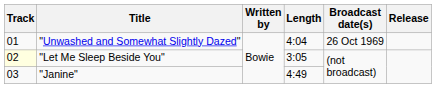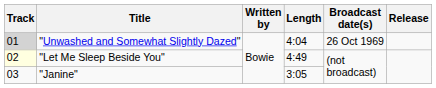(13, 41) no background -> (13, 41) lightgrey background
(297, 58) 3:05 -> (297, 58) 4:49
(297, 74) 4:49 -> (297, 74) 3:05
